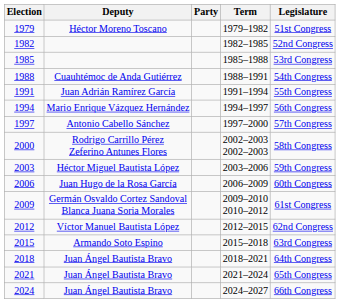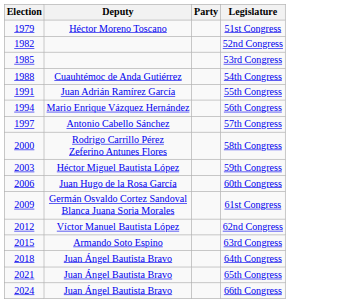- column: (245, 12)
